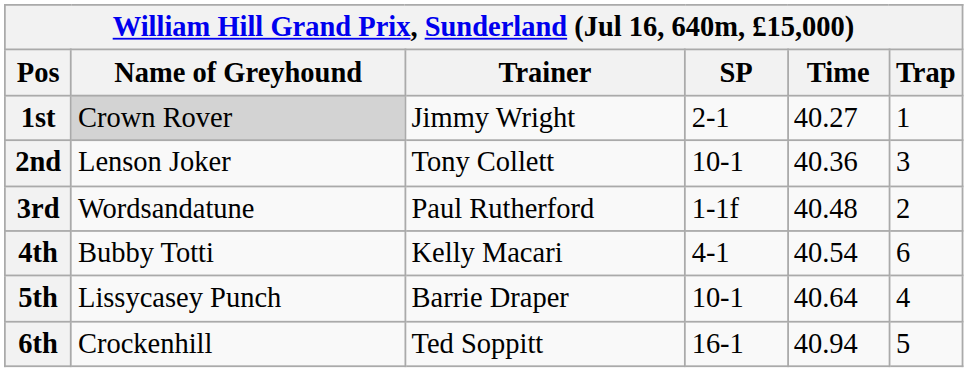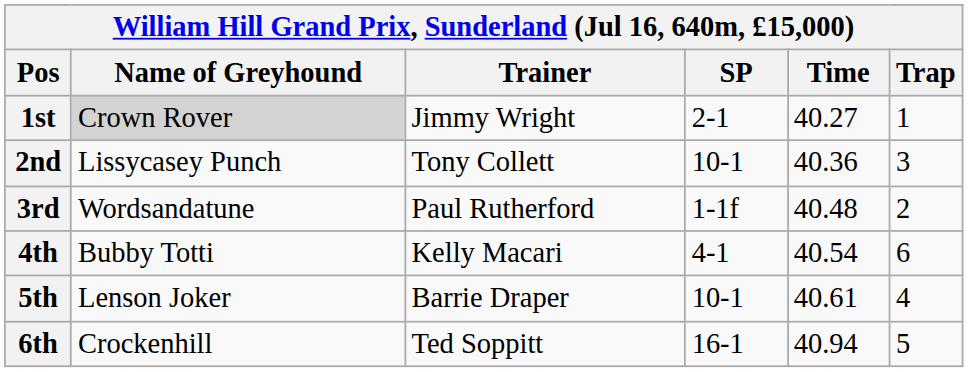(154, 162) Lenson Joker -> (180, 162) Lissycasey Punch
(180, 298) Lissycasey Punch -> (154, 298) Lenson Joker
(826, 298) 40.64 -> (826, 298) 40.61
